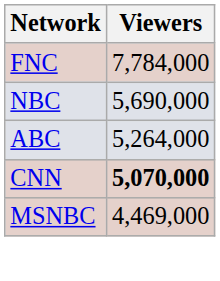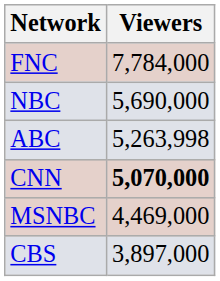(161, 139) 5,264,000 -> (161, 139) 5,263,998
+ row: (33, 255)
